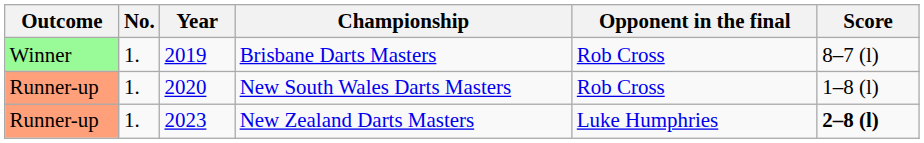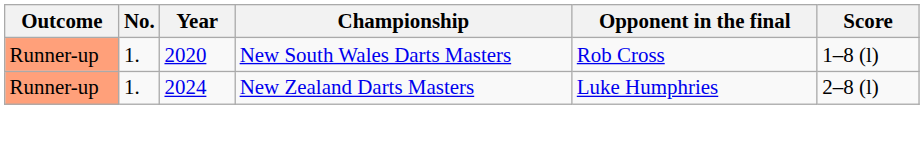- row: (338, 54)
(185, 120) 2023 -> (185, 87) 2024
(850, 120) bold -> (850, 87) normal
